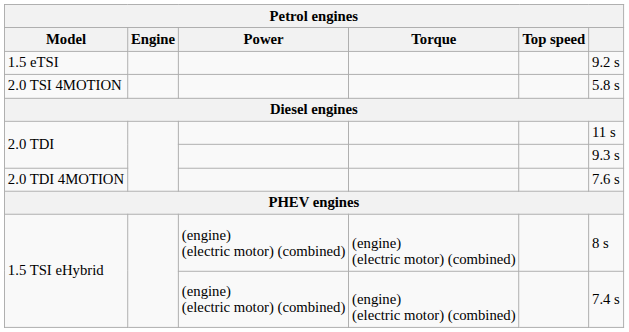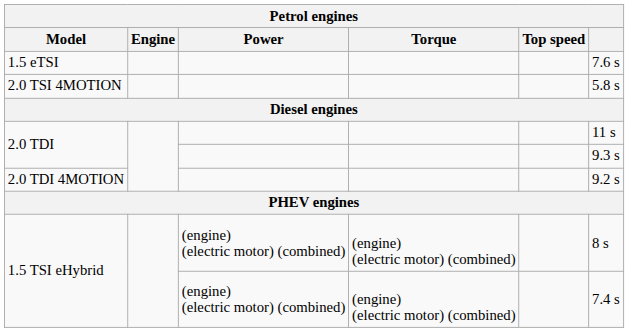(606, 62) 9.2 s -> (606, 62) 7.6 s
(606, 179) 7.6 s -> (606, 179) 9.2 s
